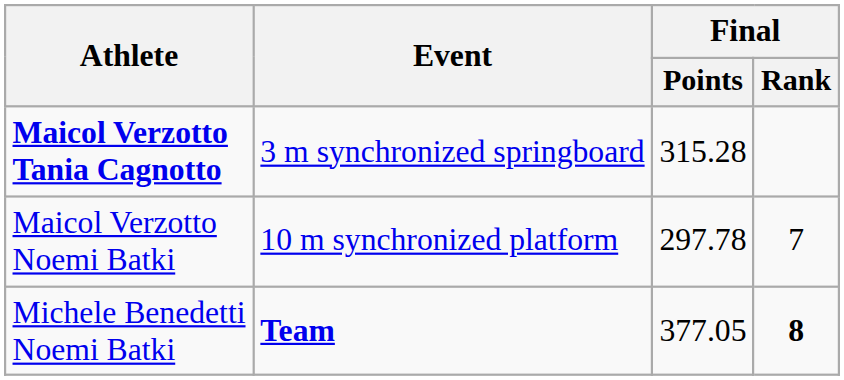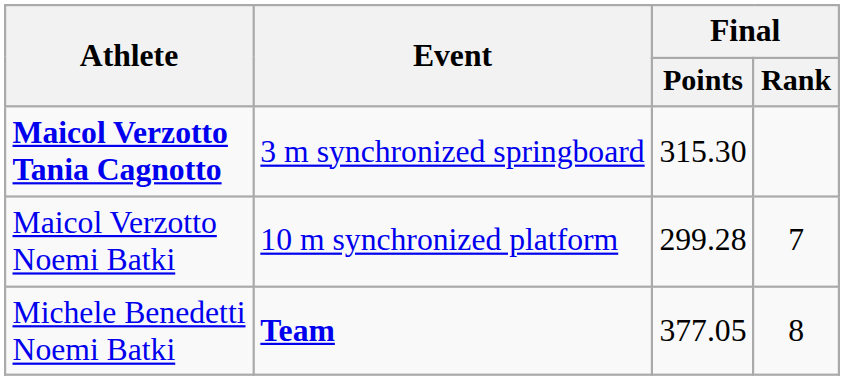(703, 151) 315.28 -> (703, 151) 315.30
(703, 241) 297.78 -> (703, 241) 299.28
(796, 330) bold -> (796, 330) normal
